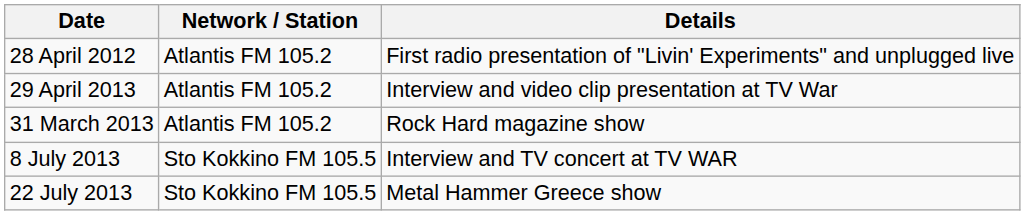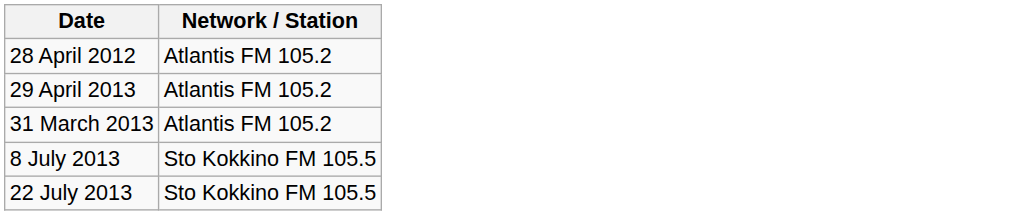- column: (700, 21)
